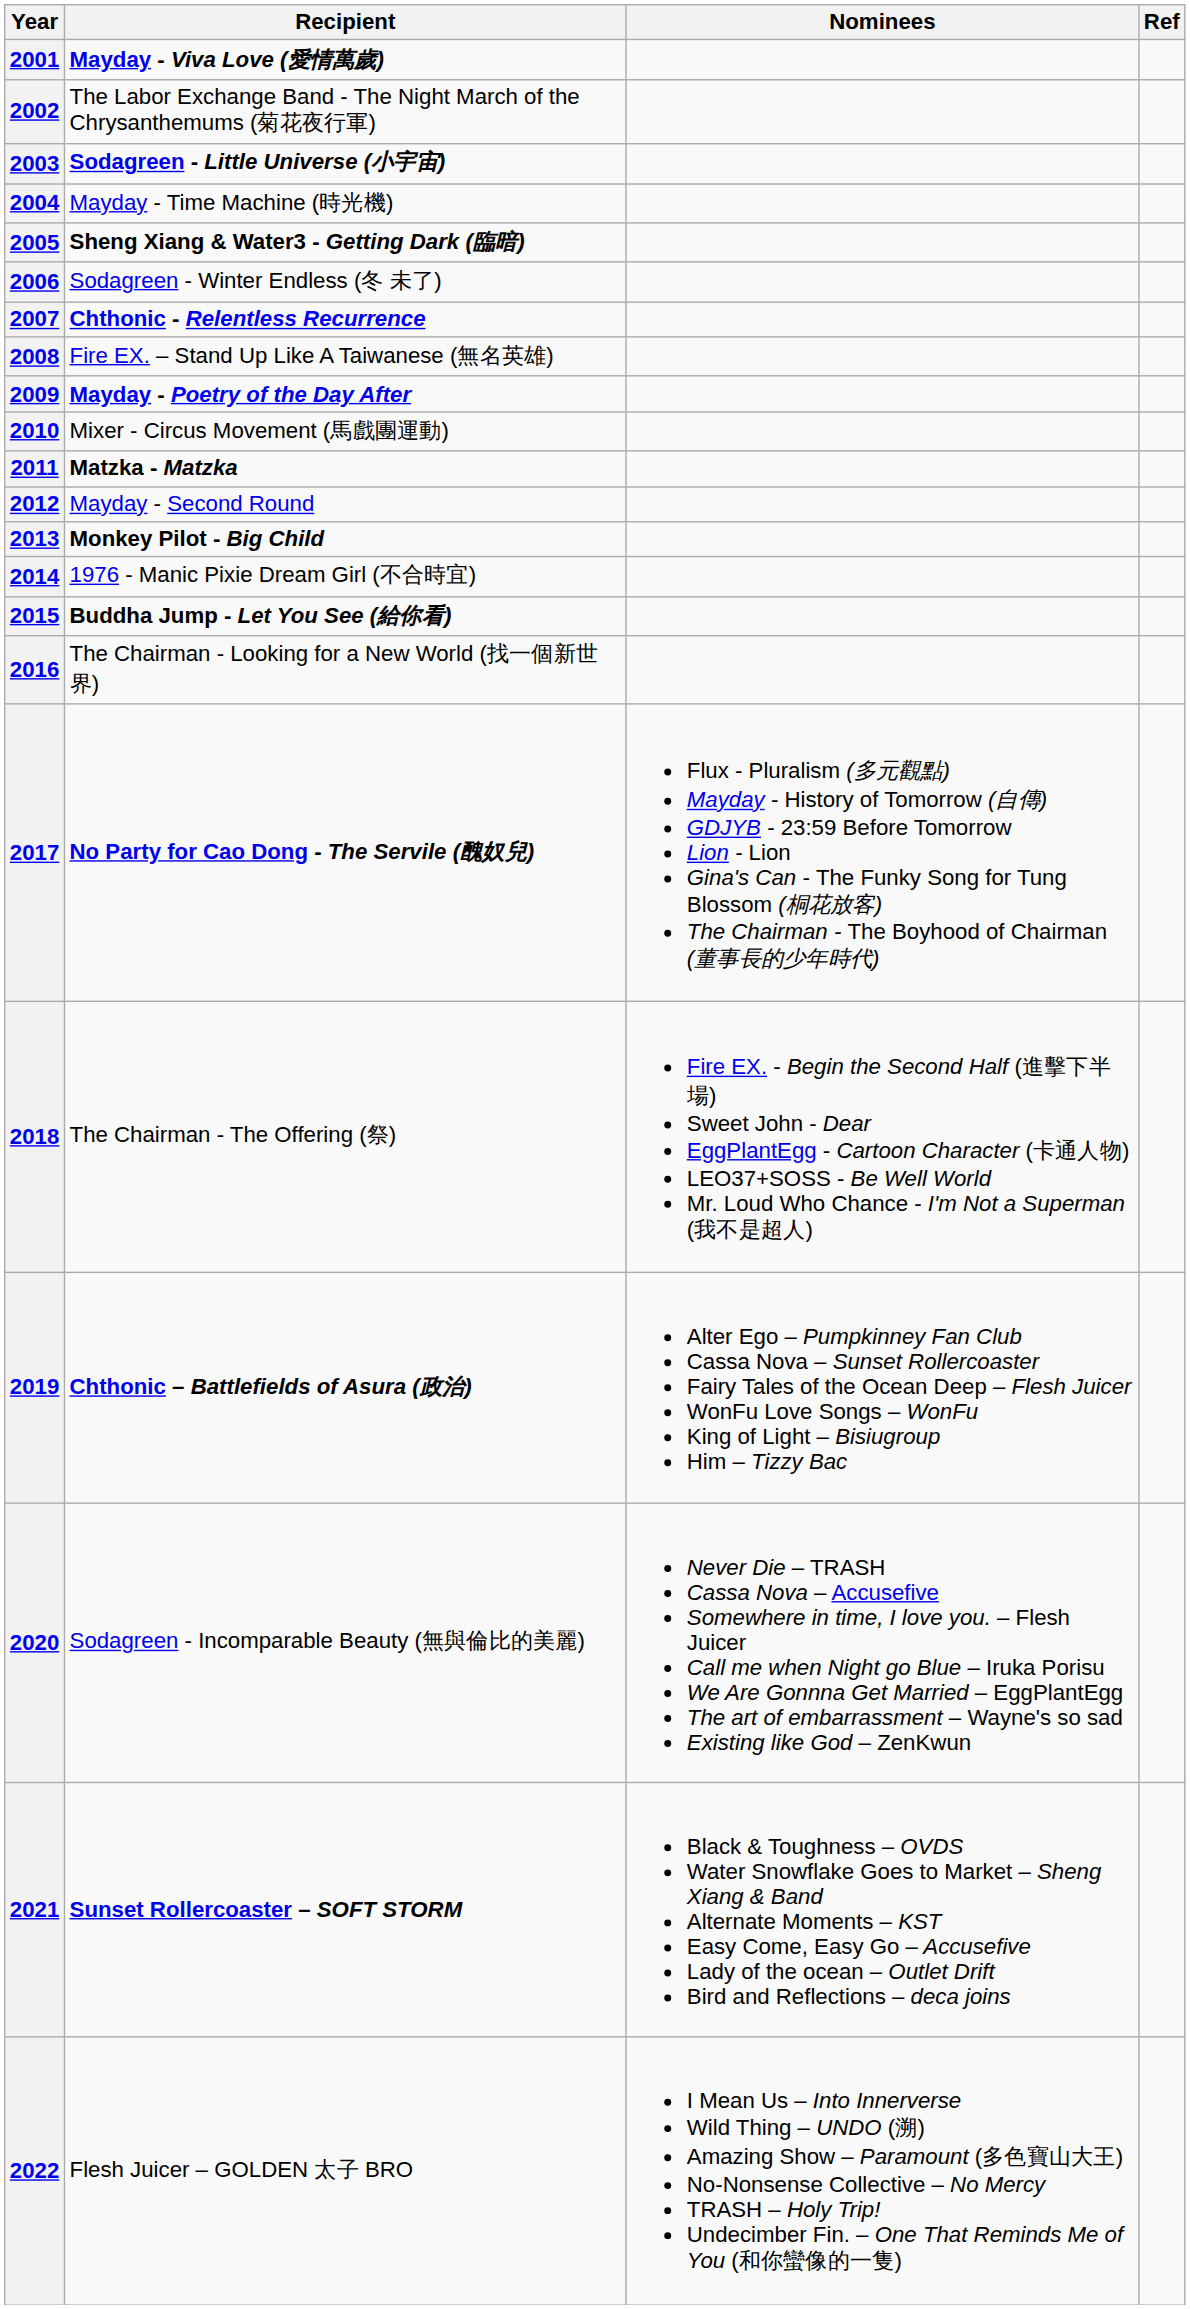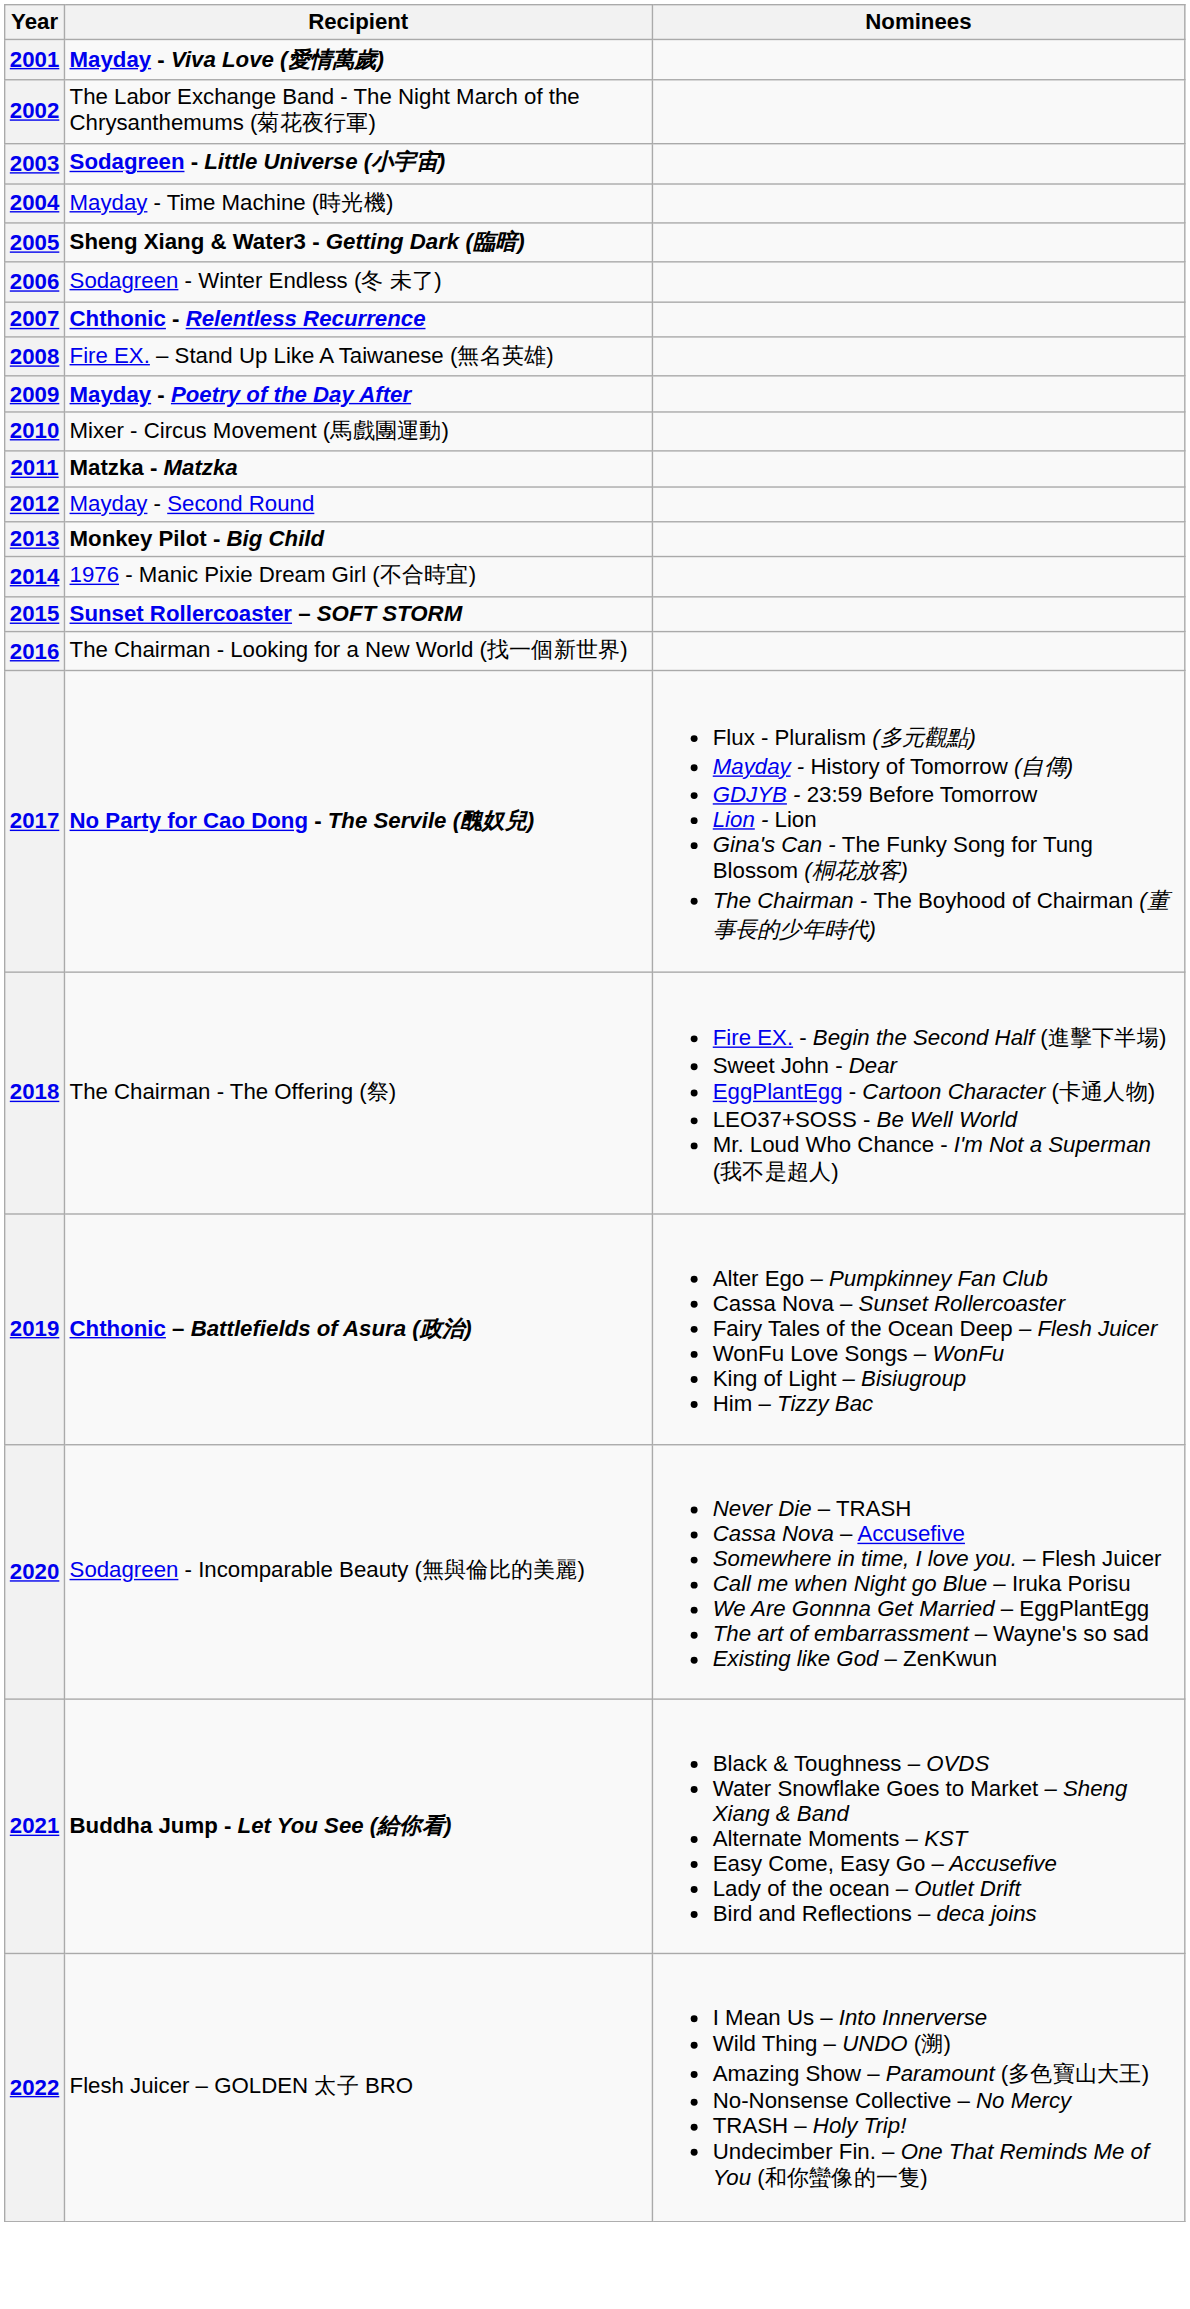- column: (1162, 22)
(260, 615) Buddha Jump - Let You See (給你看) -> (266, 613) Sunset Rollercoaster – SOFT STORM
(266, 1909) Sunset Rollercoaster – SOFT STORM -> (260, 1825) Buddha Jump - Let You See (給你看)
